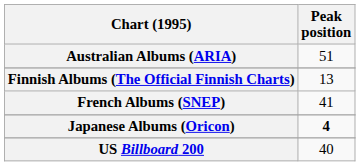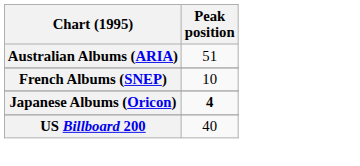- row: (151, 79)
(326, 102) 41 -> (210, 79) 10
